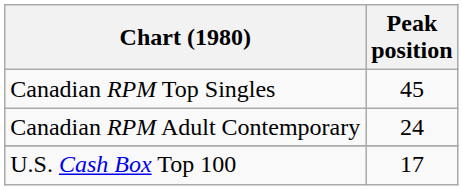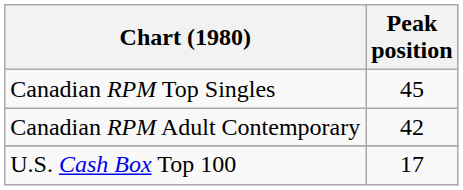(412, 126) 24 -> (412, 126) 42
